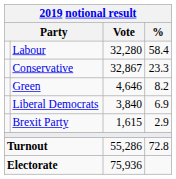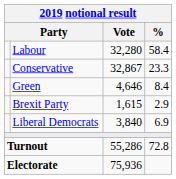(162, 86) 8.2 -> (162, 86) 8.4
rows swapped: (55, 104) <-> (40, 123)
